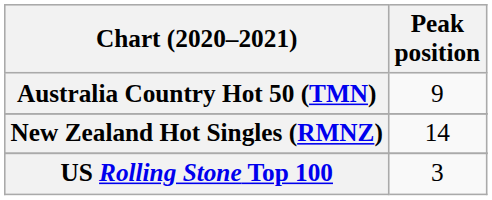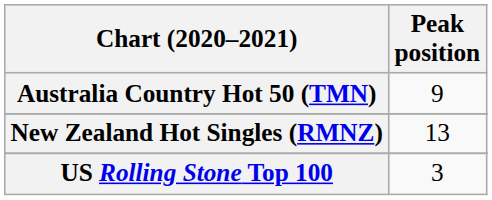(437, 133) 14 -> (437, 133) 13
